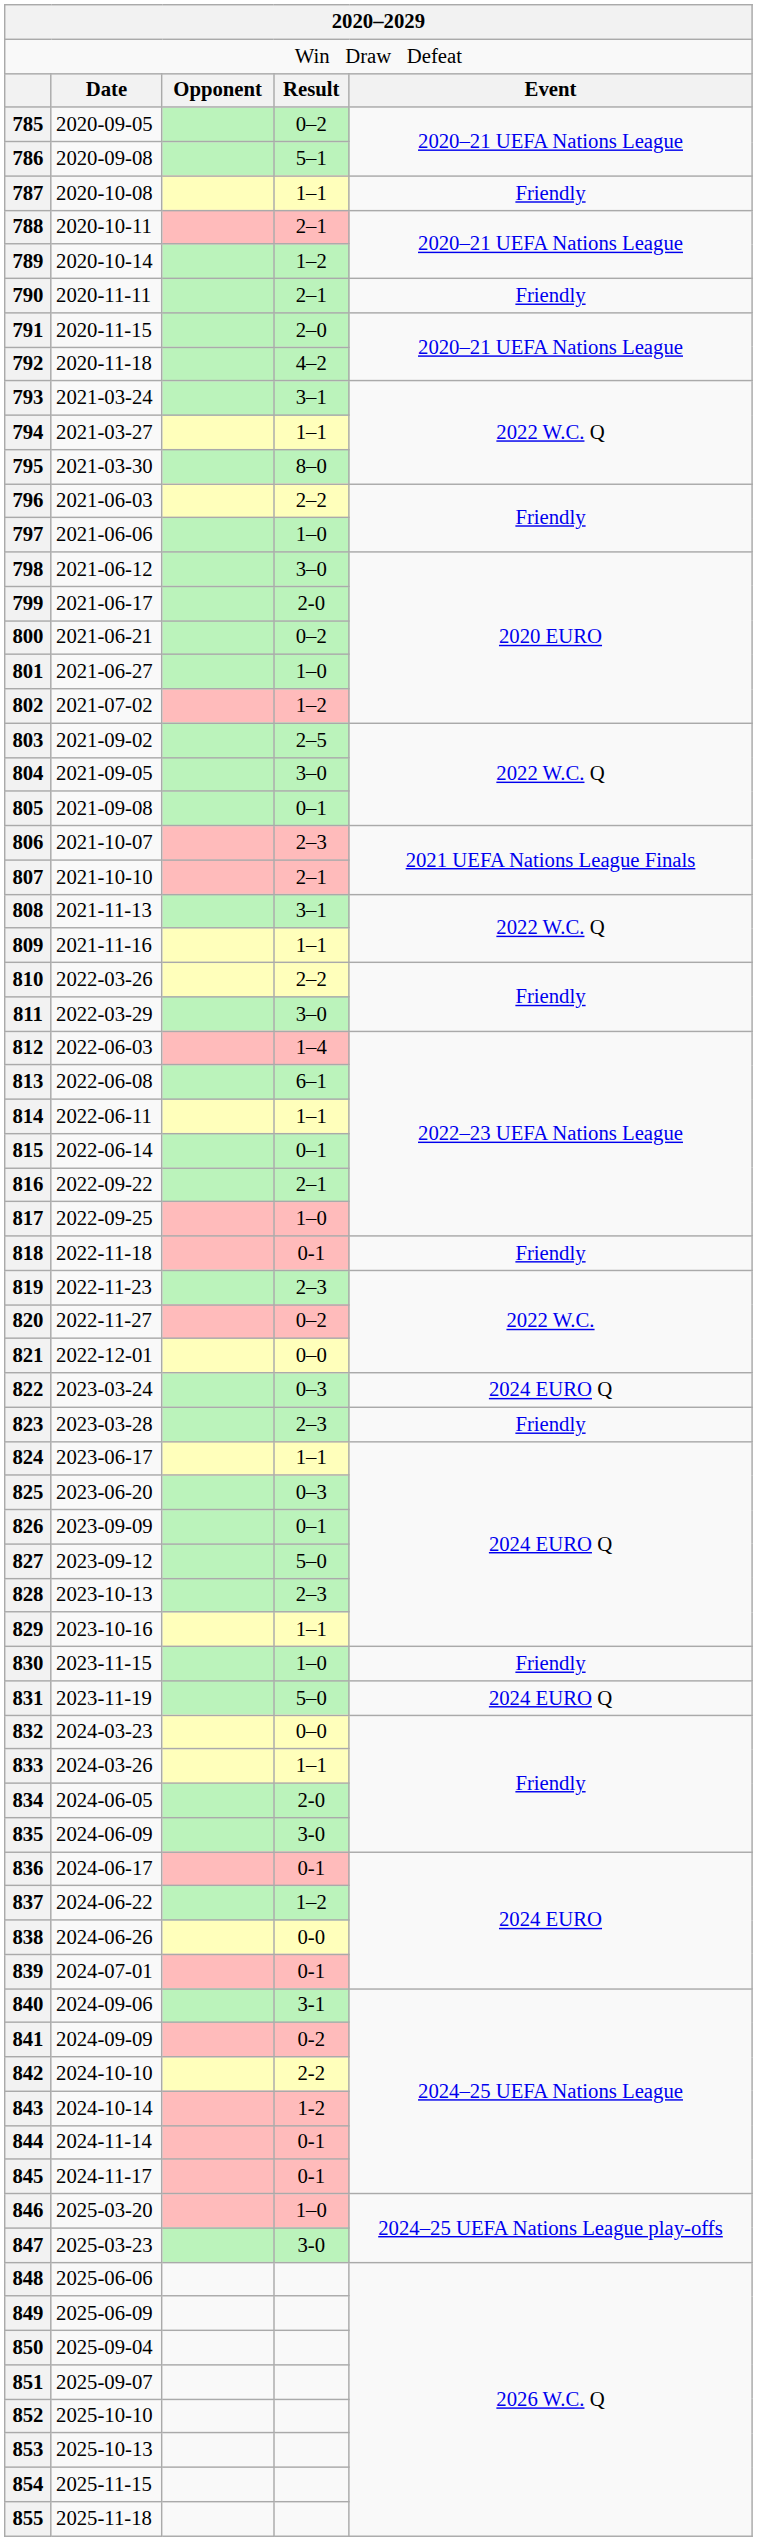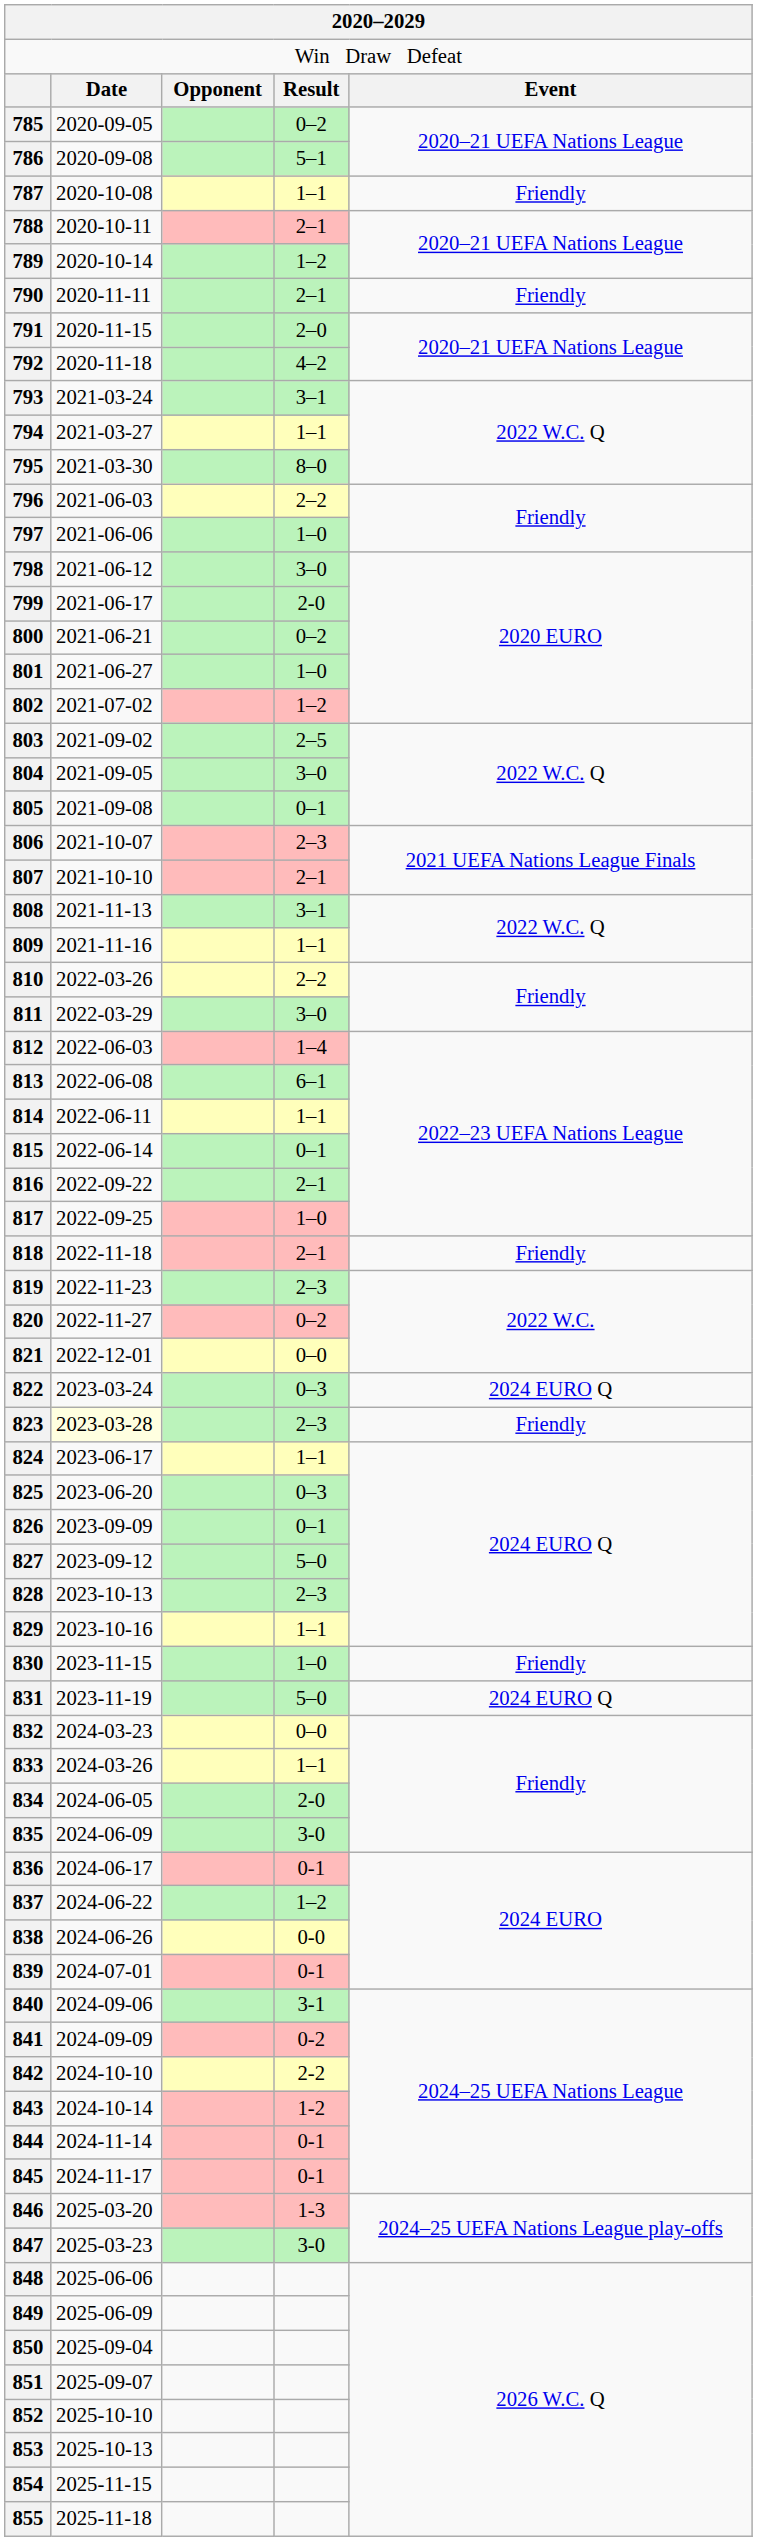(311, 1253) 0-1 -> (311, 1253) 2–1
(104, 1424) no background -> (104, 1424) lightyellow background
(311, 2210) 1–0 -> (311, 2210) 1-3
